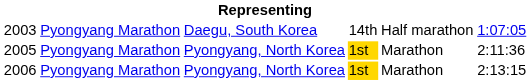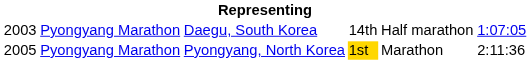- row: (20, 70)
